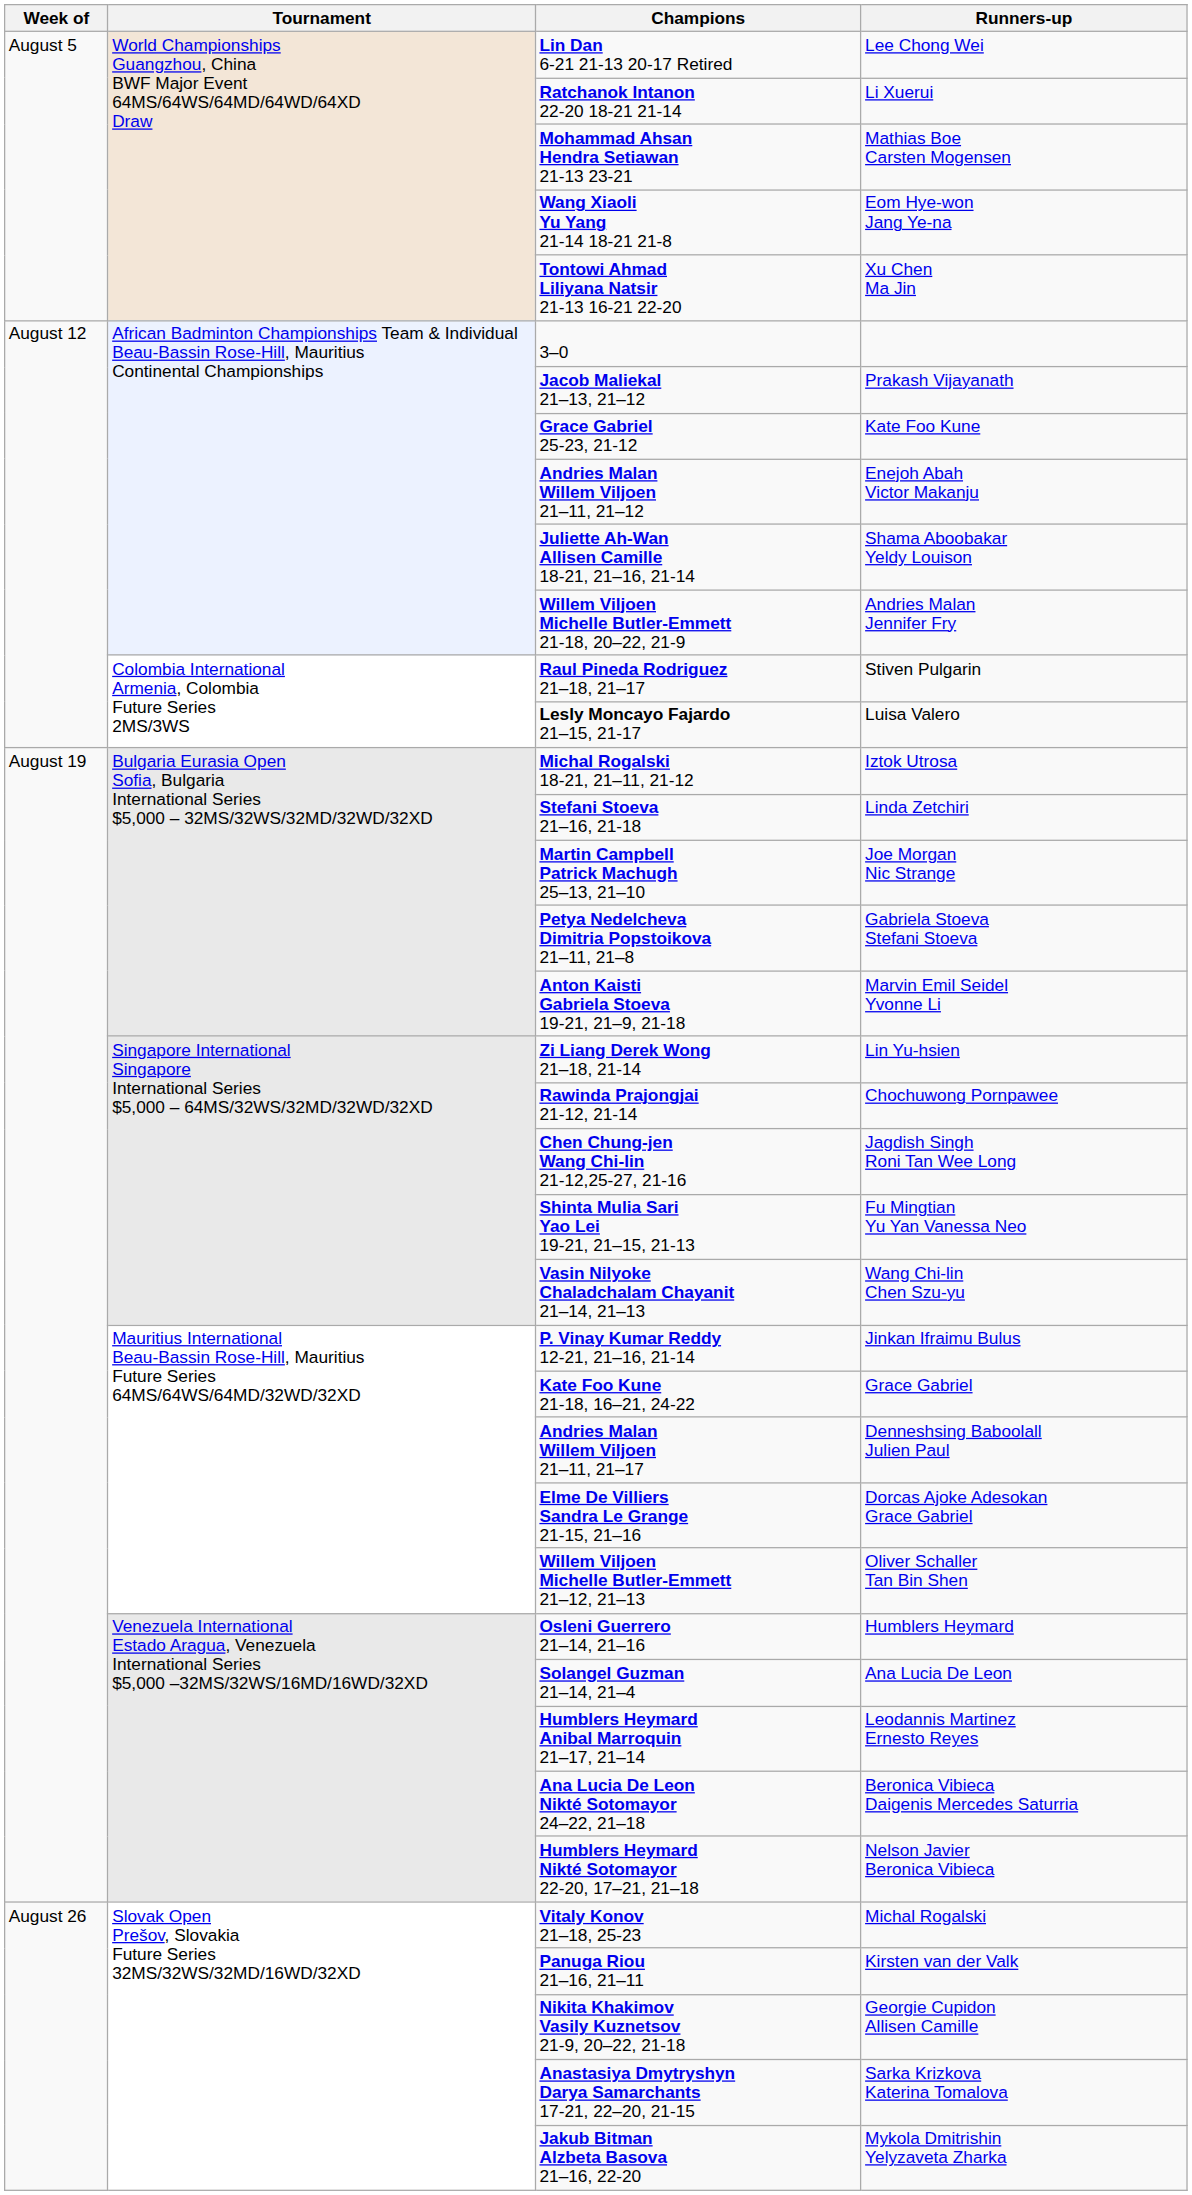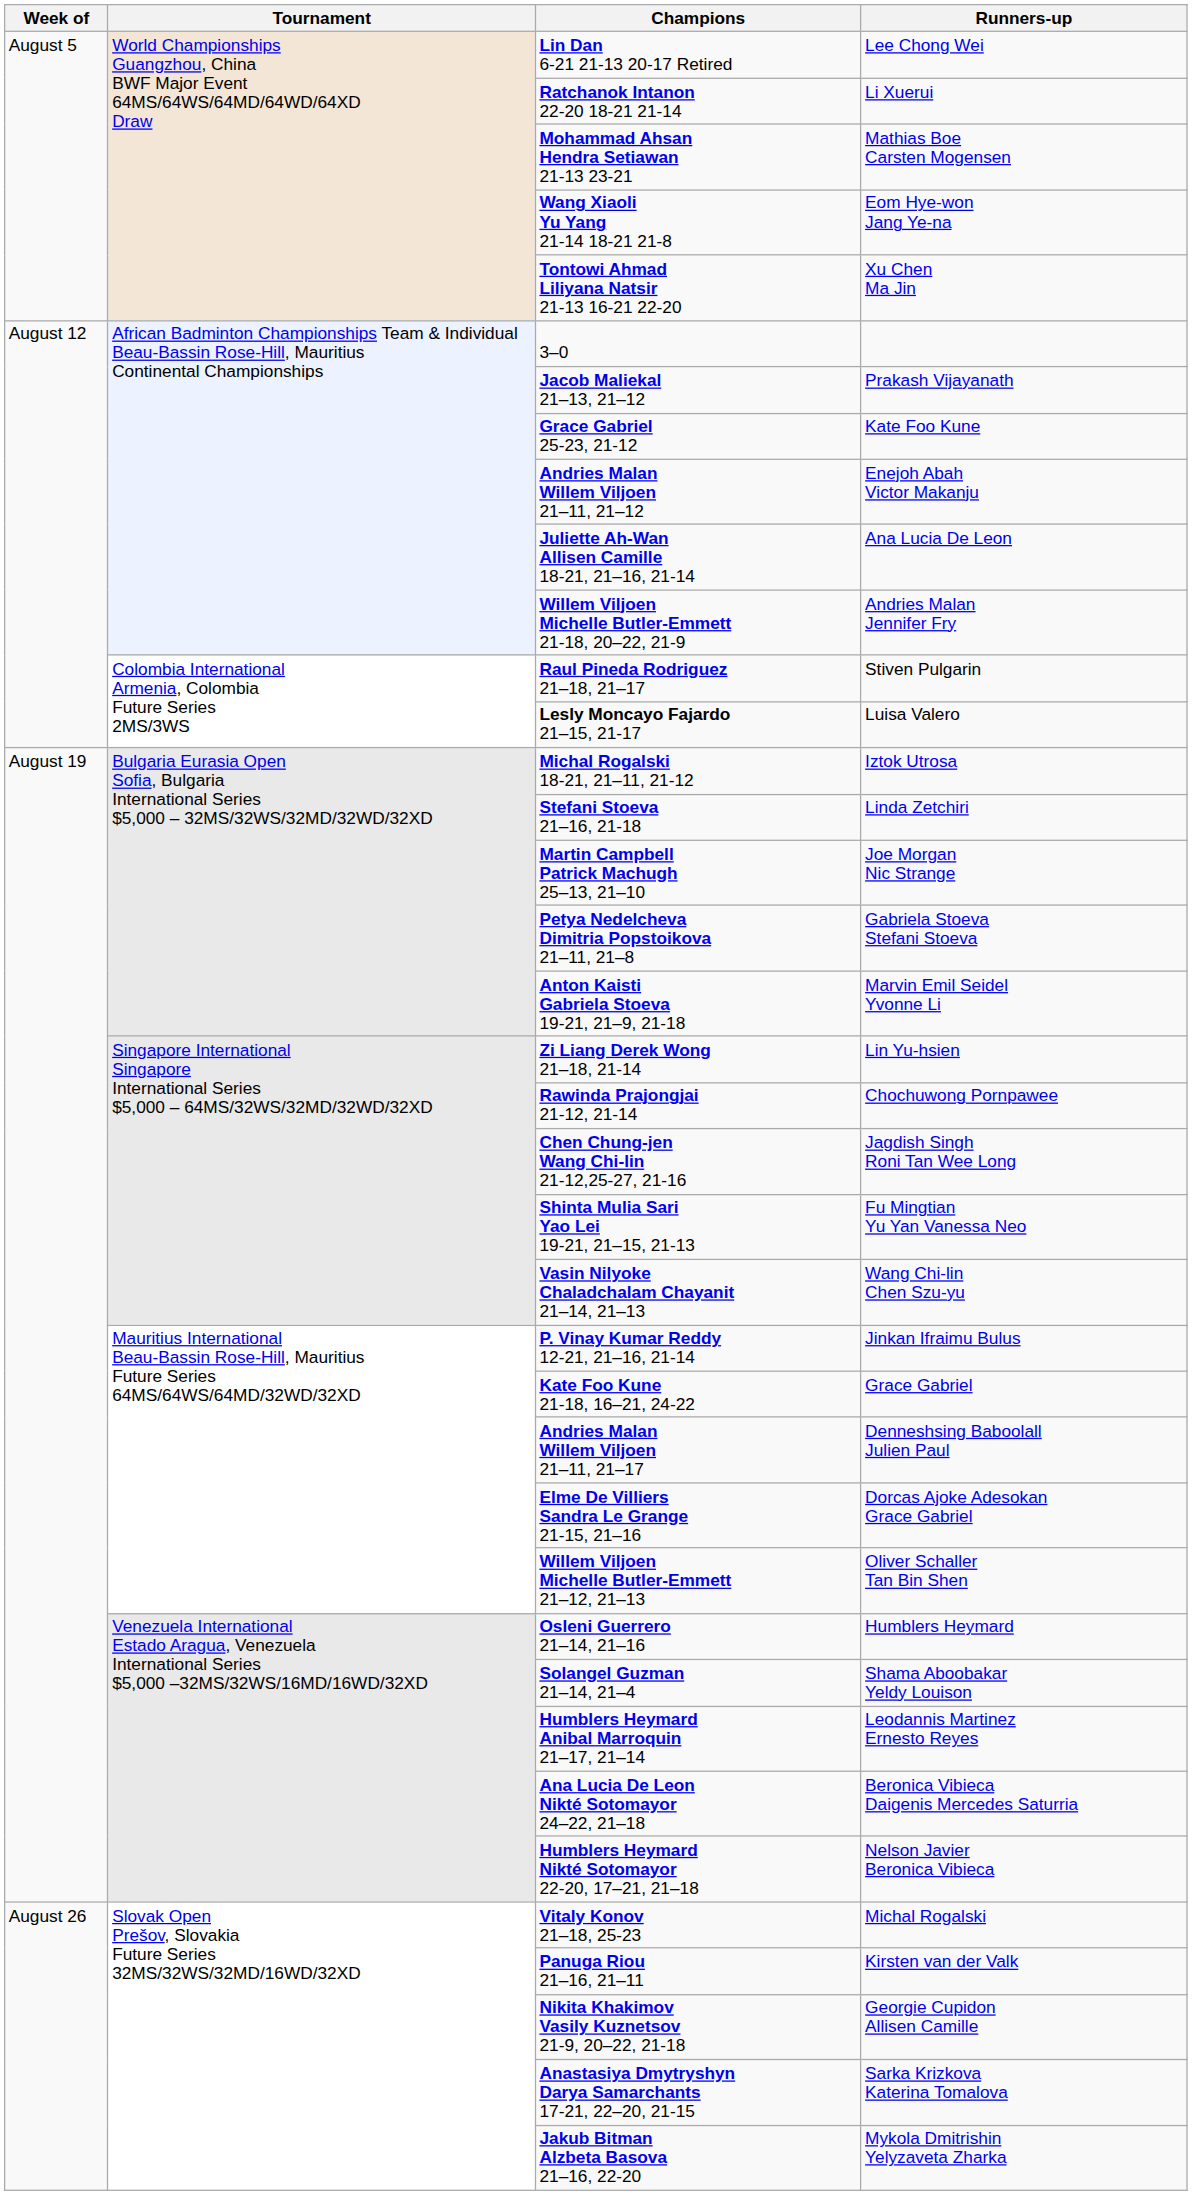(936, 547) Shama Aboobakar Yeldy Louison -> (939, 538) Ana Lucia De Leon
(939, 1673) Ana Lucia De Leon -> (936, 1682) Shama Aboobakar Yeldy Louison
